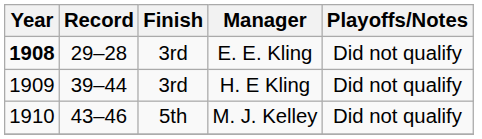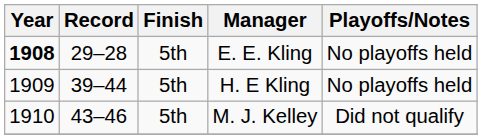(173, 52) 3rd -> (173, 52) 5th
(397, 52) Did not qualify -> (400, 52) No playoffs held
(173, 85) 3rd -> (173, 85) 5th
(397, 85) Did not qualify -> (400, 85) No playoffs held
